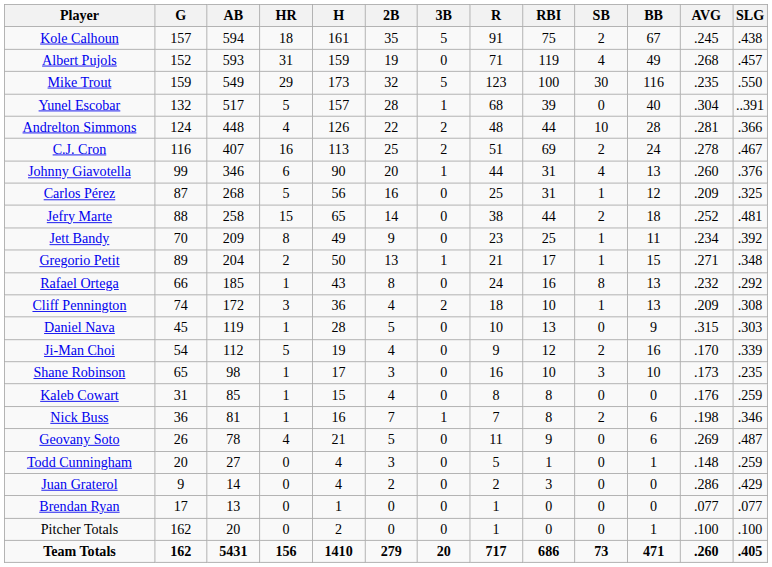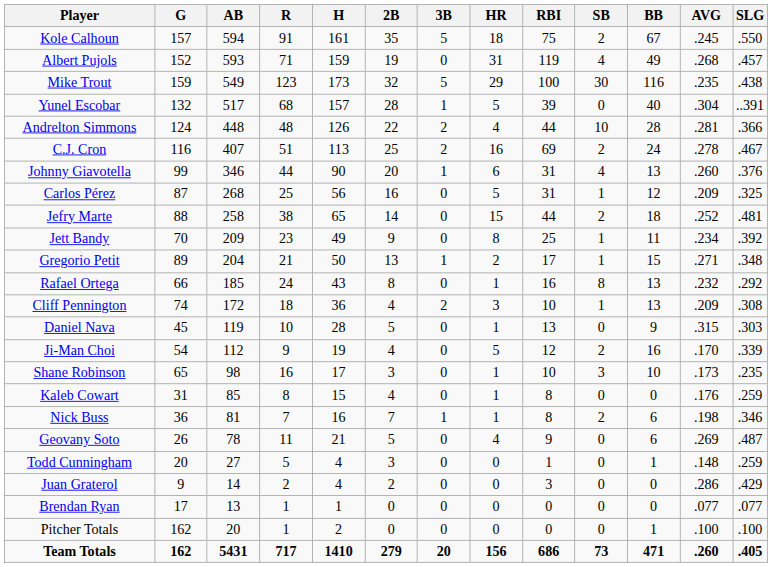columns swapped: (496, 15) <-> (286, 15)
(750, 37) .438 -> (750, 37) .550
(750, 82) .550 -> (750, 82) .438
